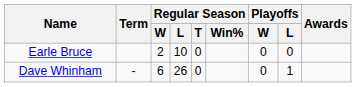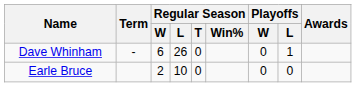rows swapped: (60, 71) <-> (60, 52)
